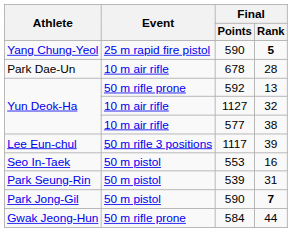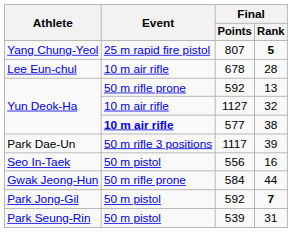(235, 50) 590 -> (235, 50) 807
(41, 69) Park Dae-Un -> (42, 69) Lee Eun-chul
(136, 125) normal -> (139, 125) bold
(42, 144) Lee Eun-chul -> (41, 144) Park Dae-Un
(235, 162) 553 -> (235, 162) 556
rows swapped: (271, 218) <-> (271, 181)
(235, 200) 590 -> (235, 200) 592
